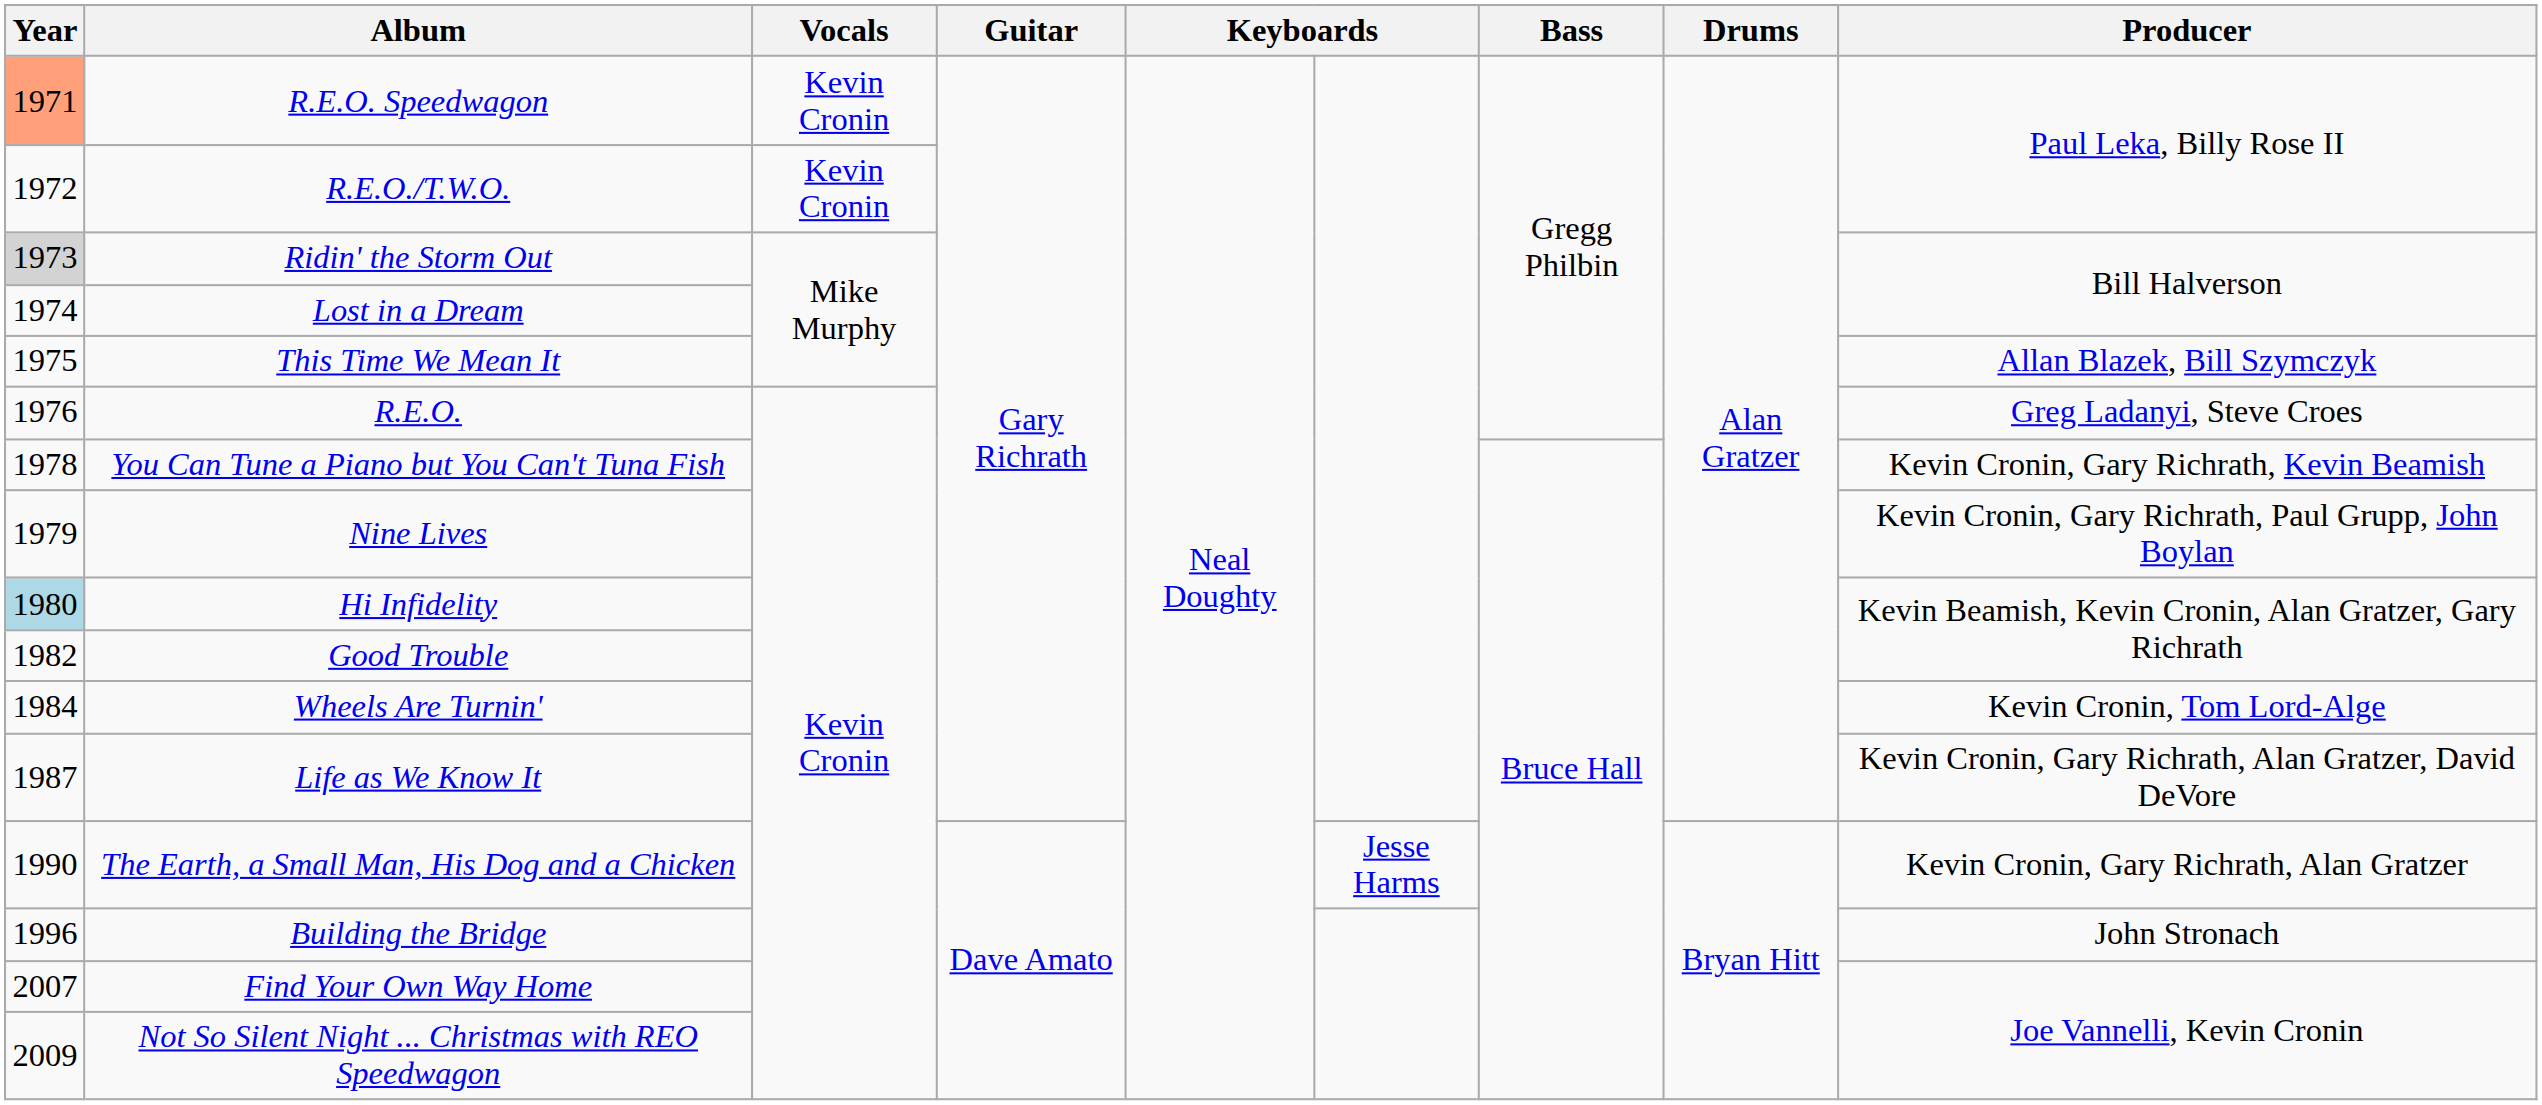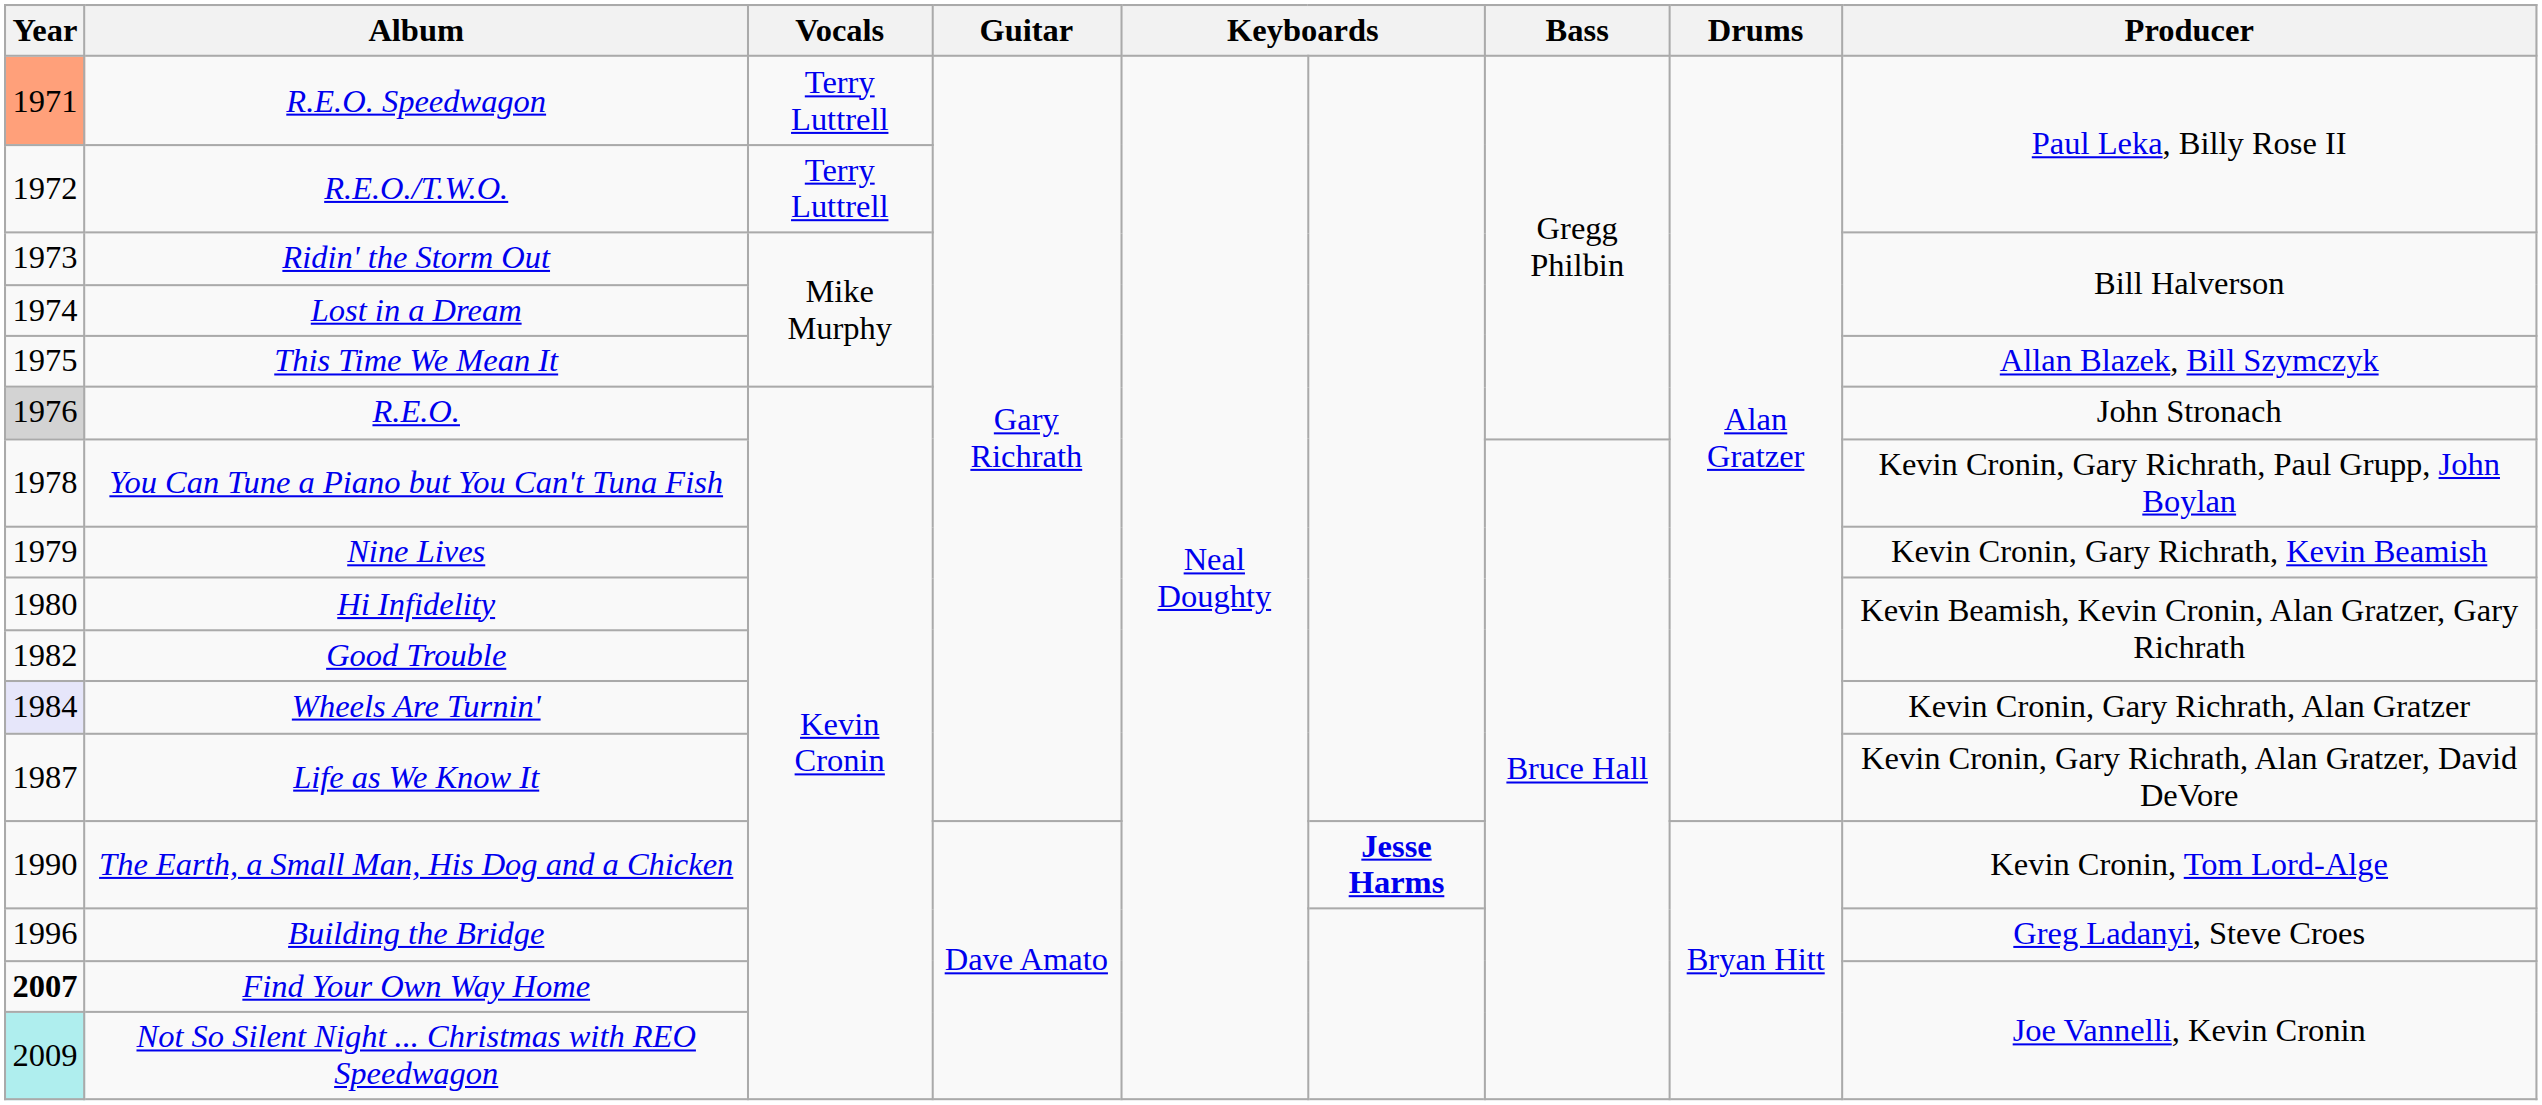(844, 100) Kevin Cronin -> (840, 100) Terry Luttrell
(844, 188) Kevin Cronin -> (840, 188) Terry Luttrell
(45, 257) lightgrey background -> (45, 257) no background
(45, 412) no background -> (45, 412) lightgrey background
(2187, 412) Greg Ladanyi, Steve Croes -> (2189, 412) John Stronach
(2187, 463) Kevin Cronin, Gary Richrath, Kevin Beamish -> (2189, 482) Kevin Cronin, Gary Richrath, Paul Grupp, John Boylan
(2187, 533) Kevin Cronin, Gary Richrath, Paul Grupp, John Boylan -> (2189, 551) Kevin Cronin, Gary Richrath, Kevin Beamish
(45, 603) lightblue background -> (45, 603) no background
(45, 706) no background -> (45, 706) lavender background
(2187, 706) Kevin Cronin, Tom Lord-Alge -> (2189, 706) Kevin Cronin, Gary Richrath, Alan Gratzer
(1396, 864) normal -> (1397, 864) bold
(2187, 864) Kevin Cronin, Gary Richrath, Alan Gratzer -> (2189, 864) Kevin Cronin, Tom Lord-Alge
(2187, 934) John Stronach -> (2189, 934) Greg Ladanyi, Steve Croes
(45, 985) normal -> (45, 985) bold
(45, 1055) no background -> (45, 1055) paleturquoise background
